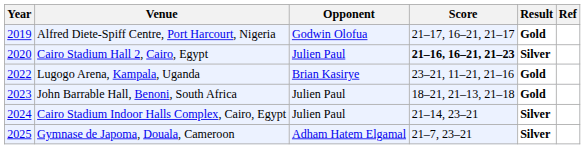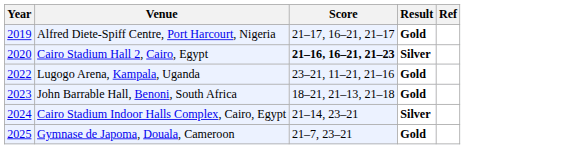- column: (349, 14)
(535, 134) Silver -> (413, 134) Gold
